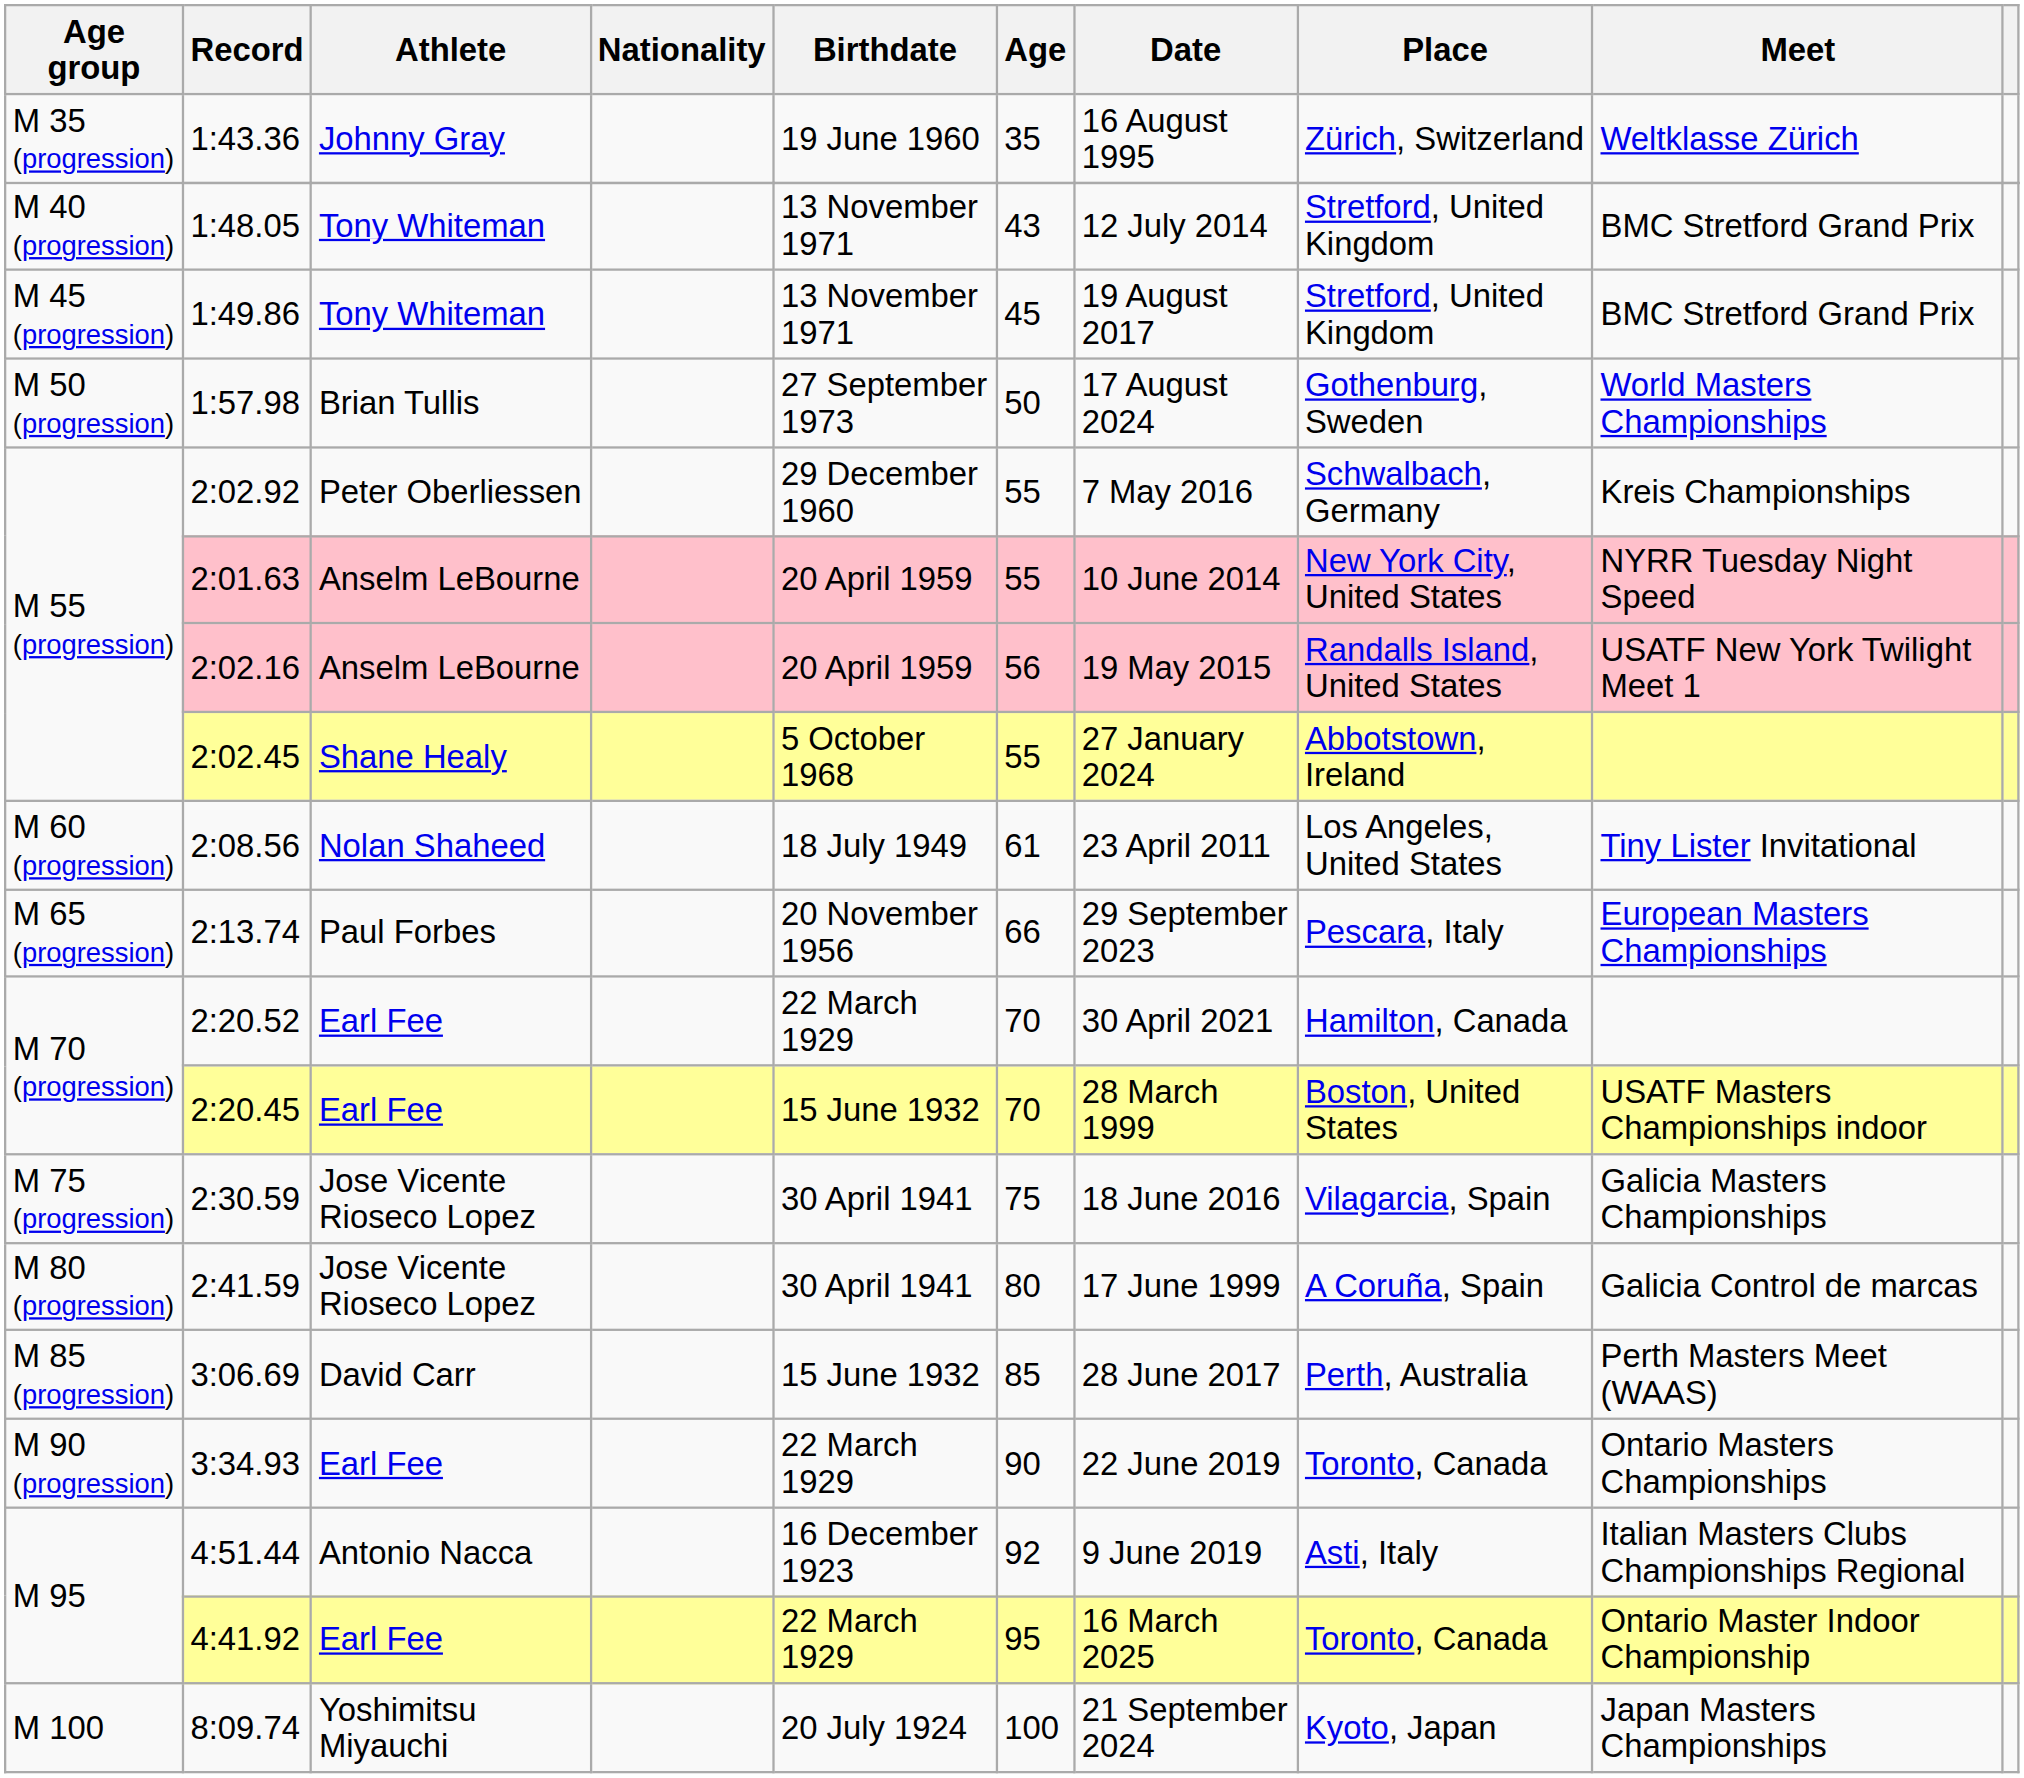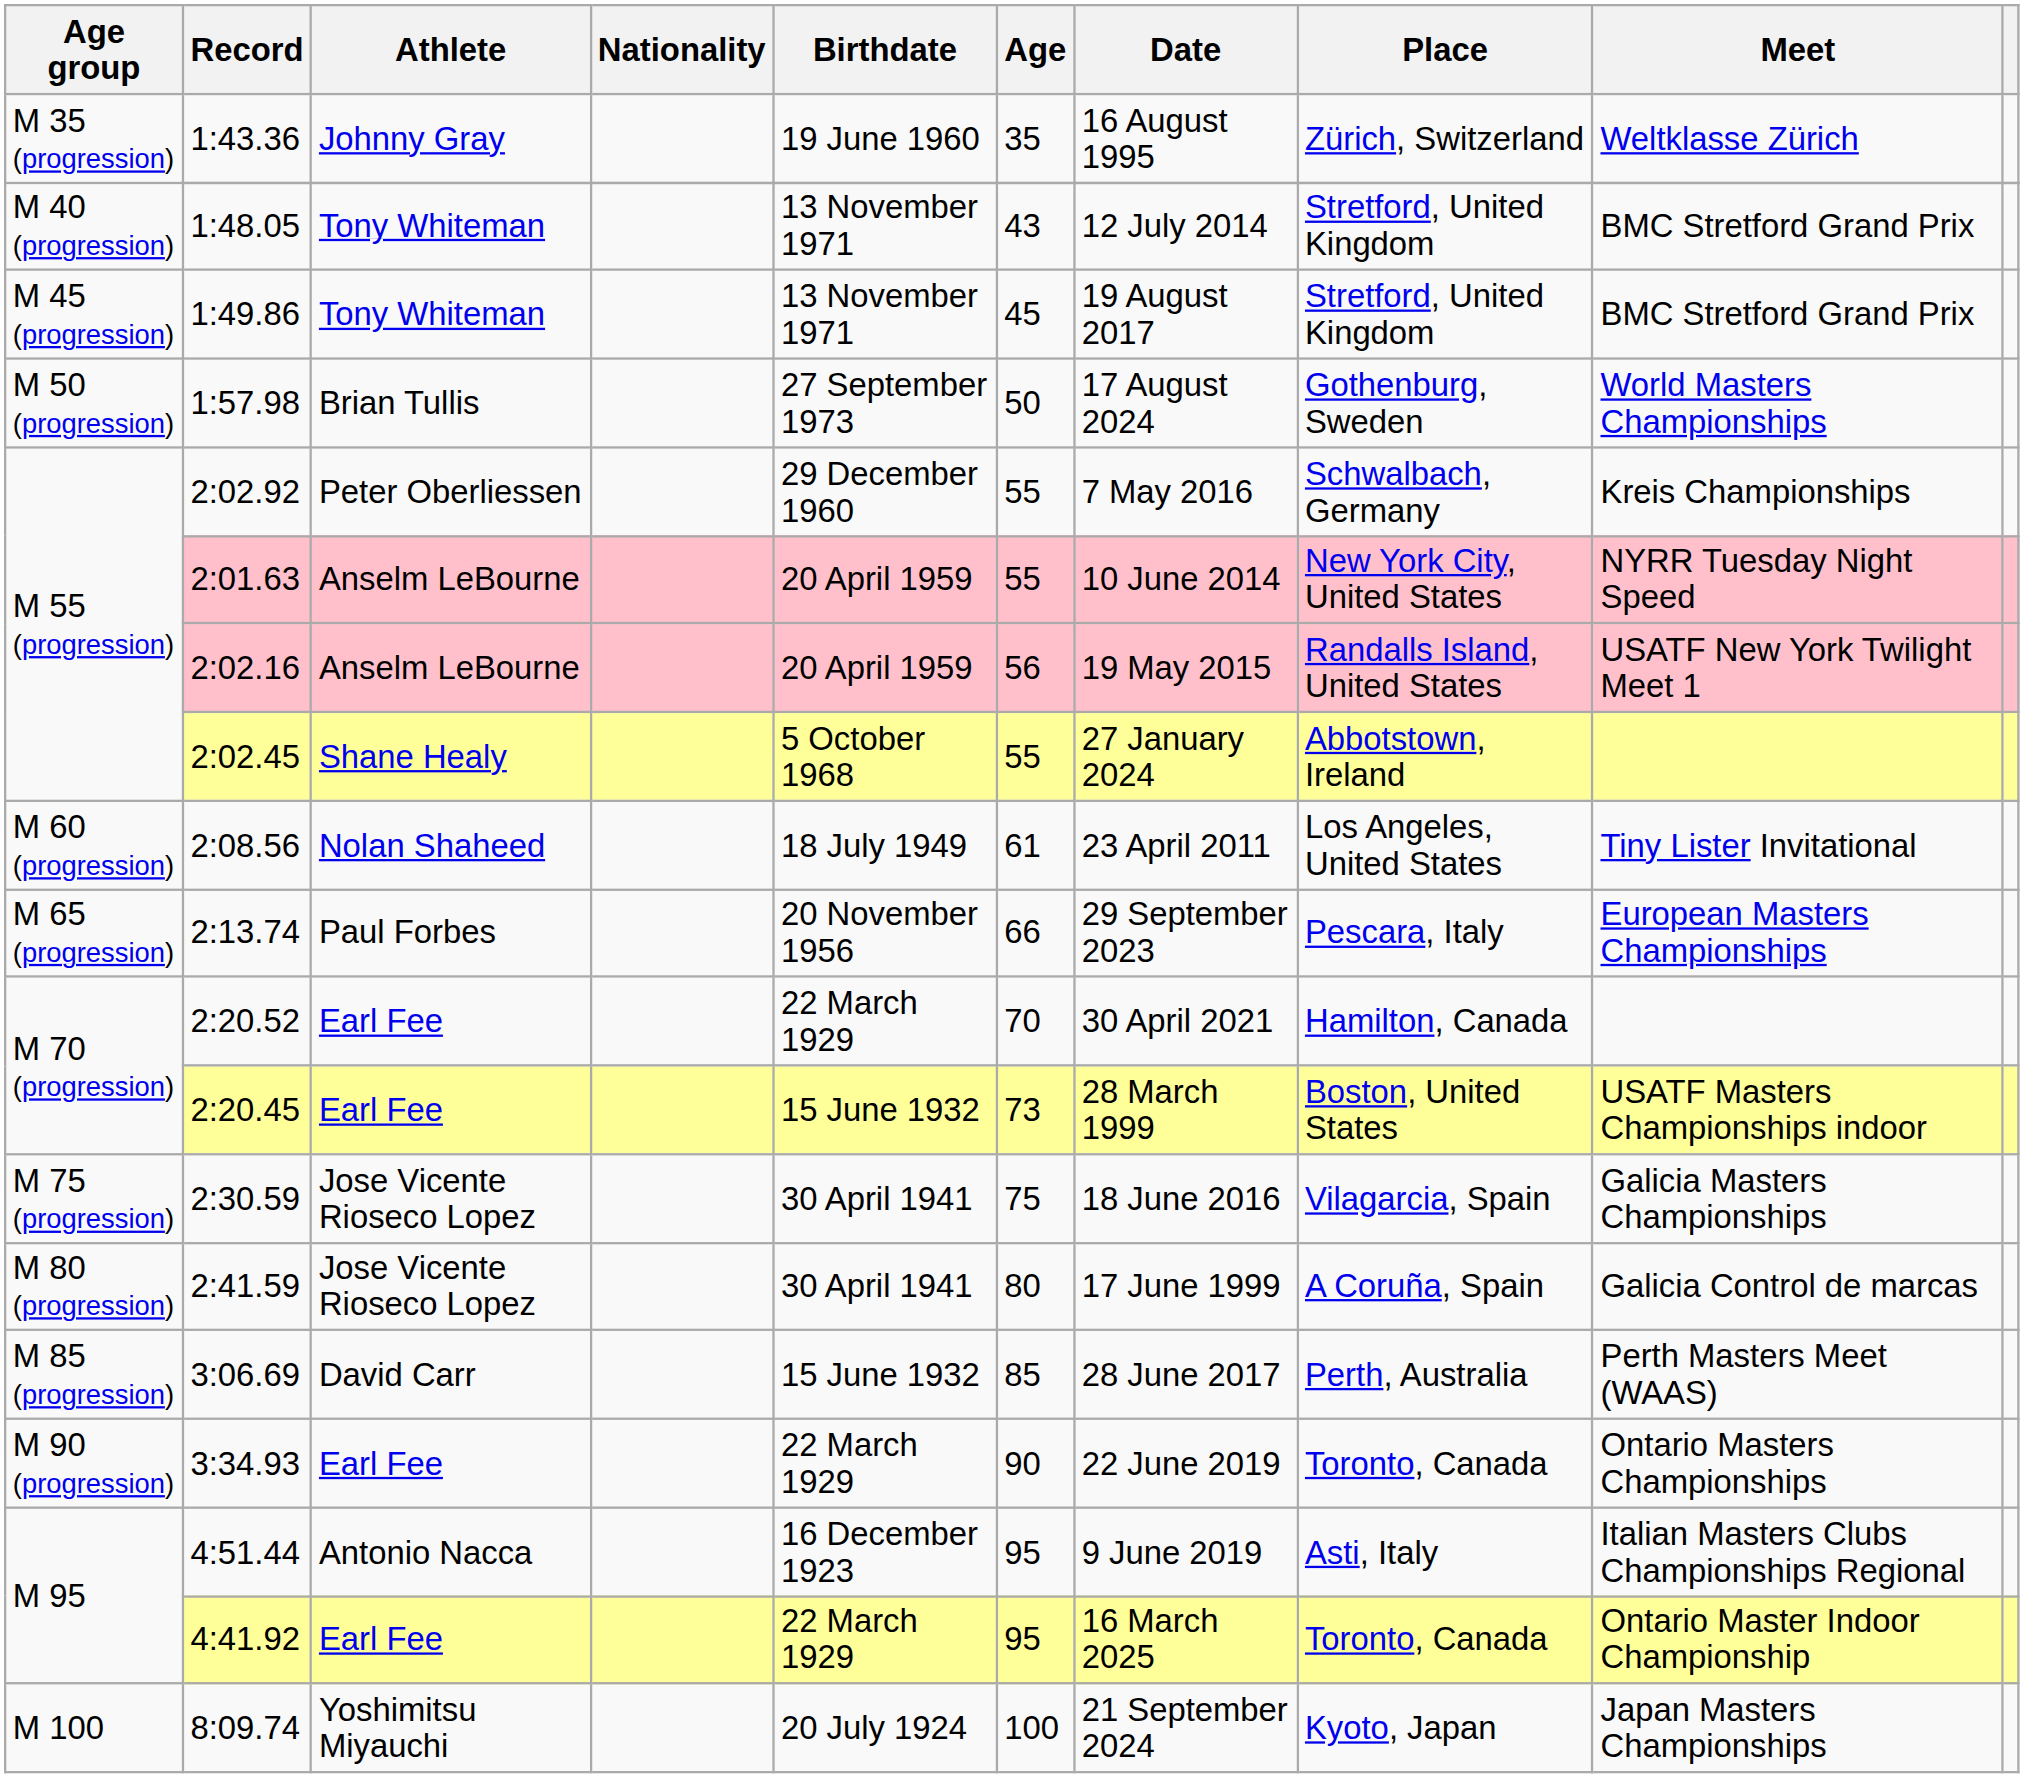(1023, 1110) 70 -> (1023, 1110) 73
(1023, 1552) 92 -> (1023, 1552) 95
